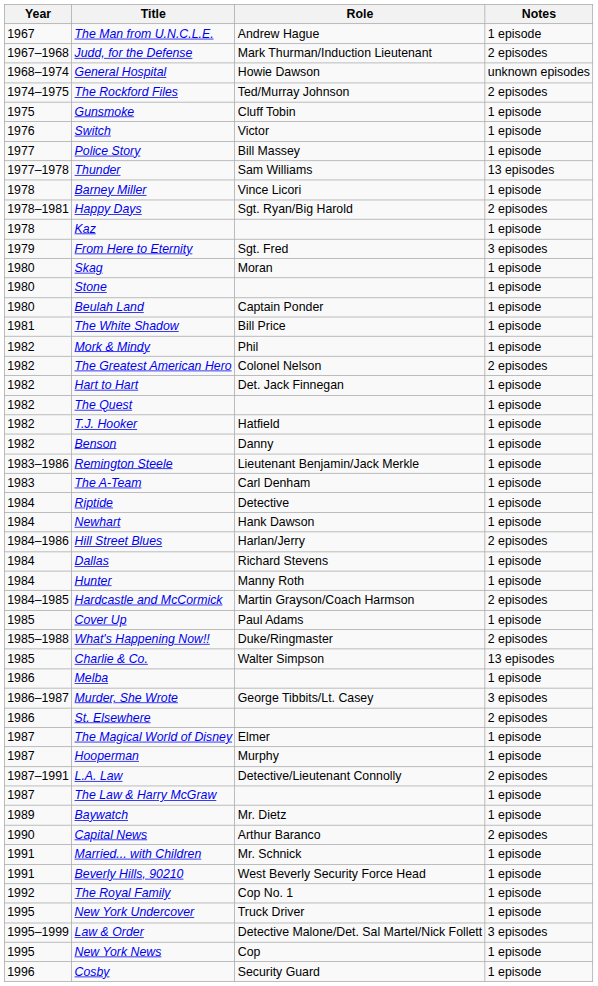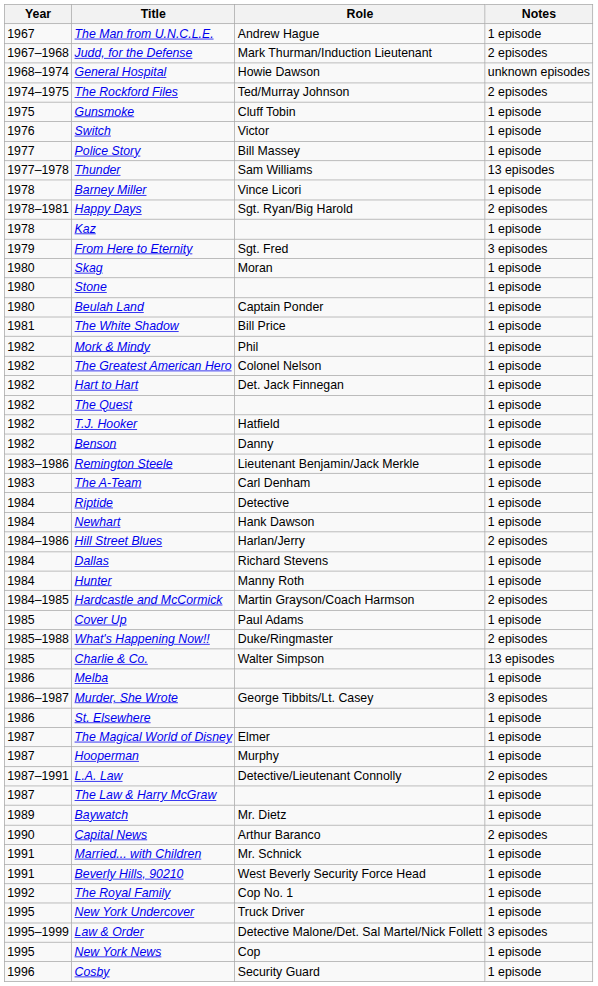(518, 365) 2 episodes -> (515, 365) 1 episode
(518, 717) 2 episodes -> (515, 717) 1 episode
